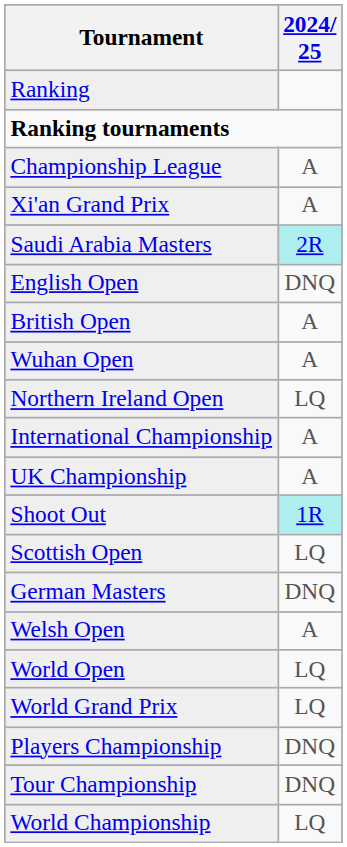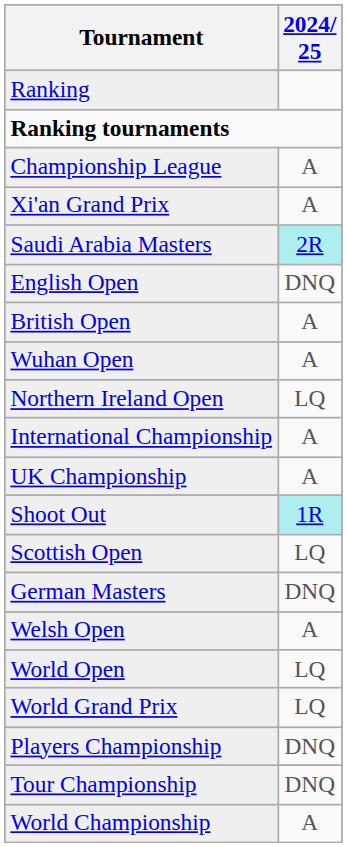(310, 822) LQ -> (310, 822) A
